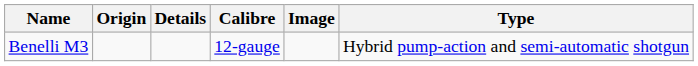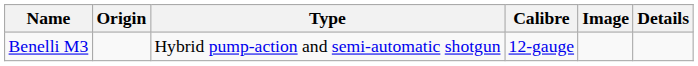columns swapped: (516, 18) <-> (180, 18)
